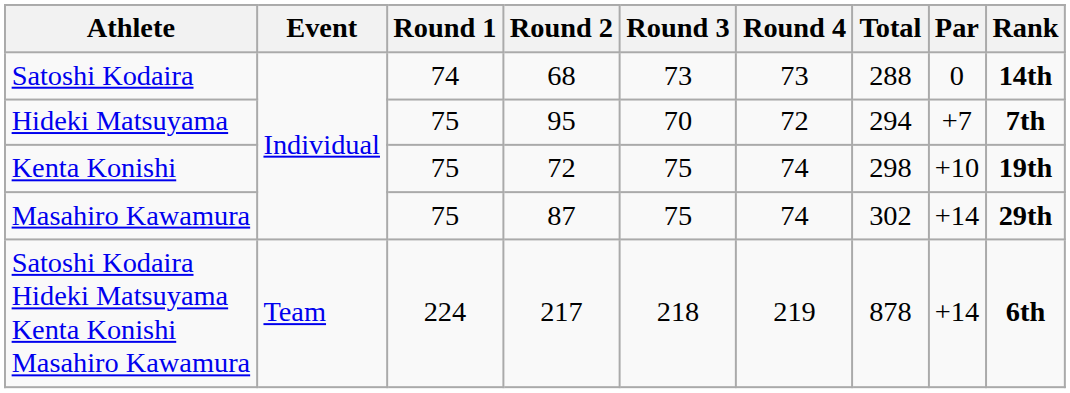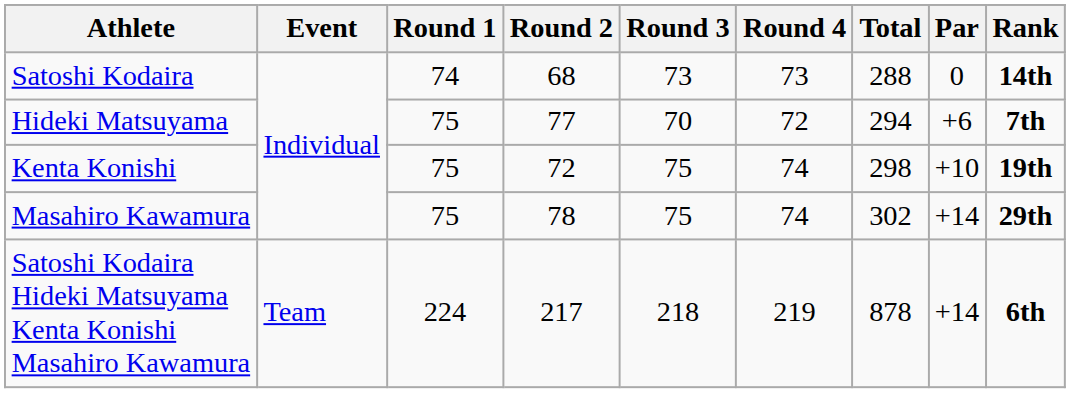(561, 121) 95 -> (561, 121) 77
(957, 121) +7 -> (957, 121) +6
(561, 215) 87 -> (561, 215) 78
